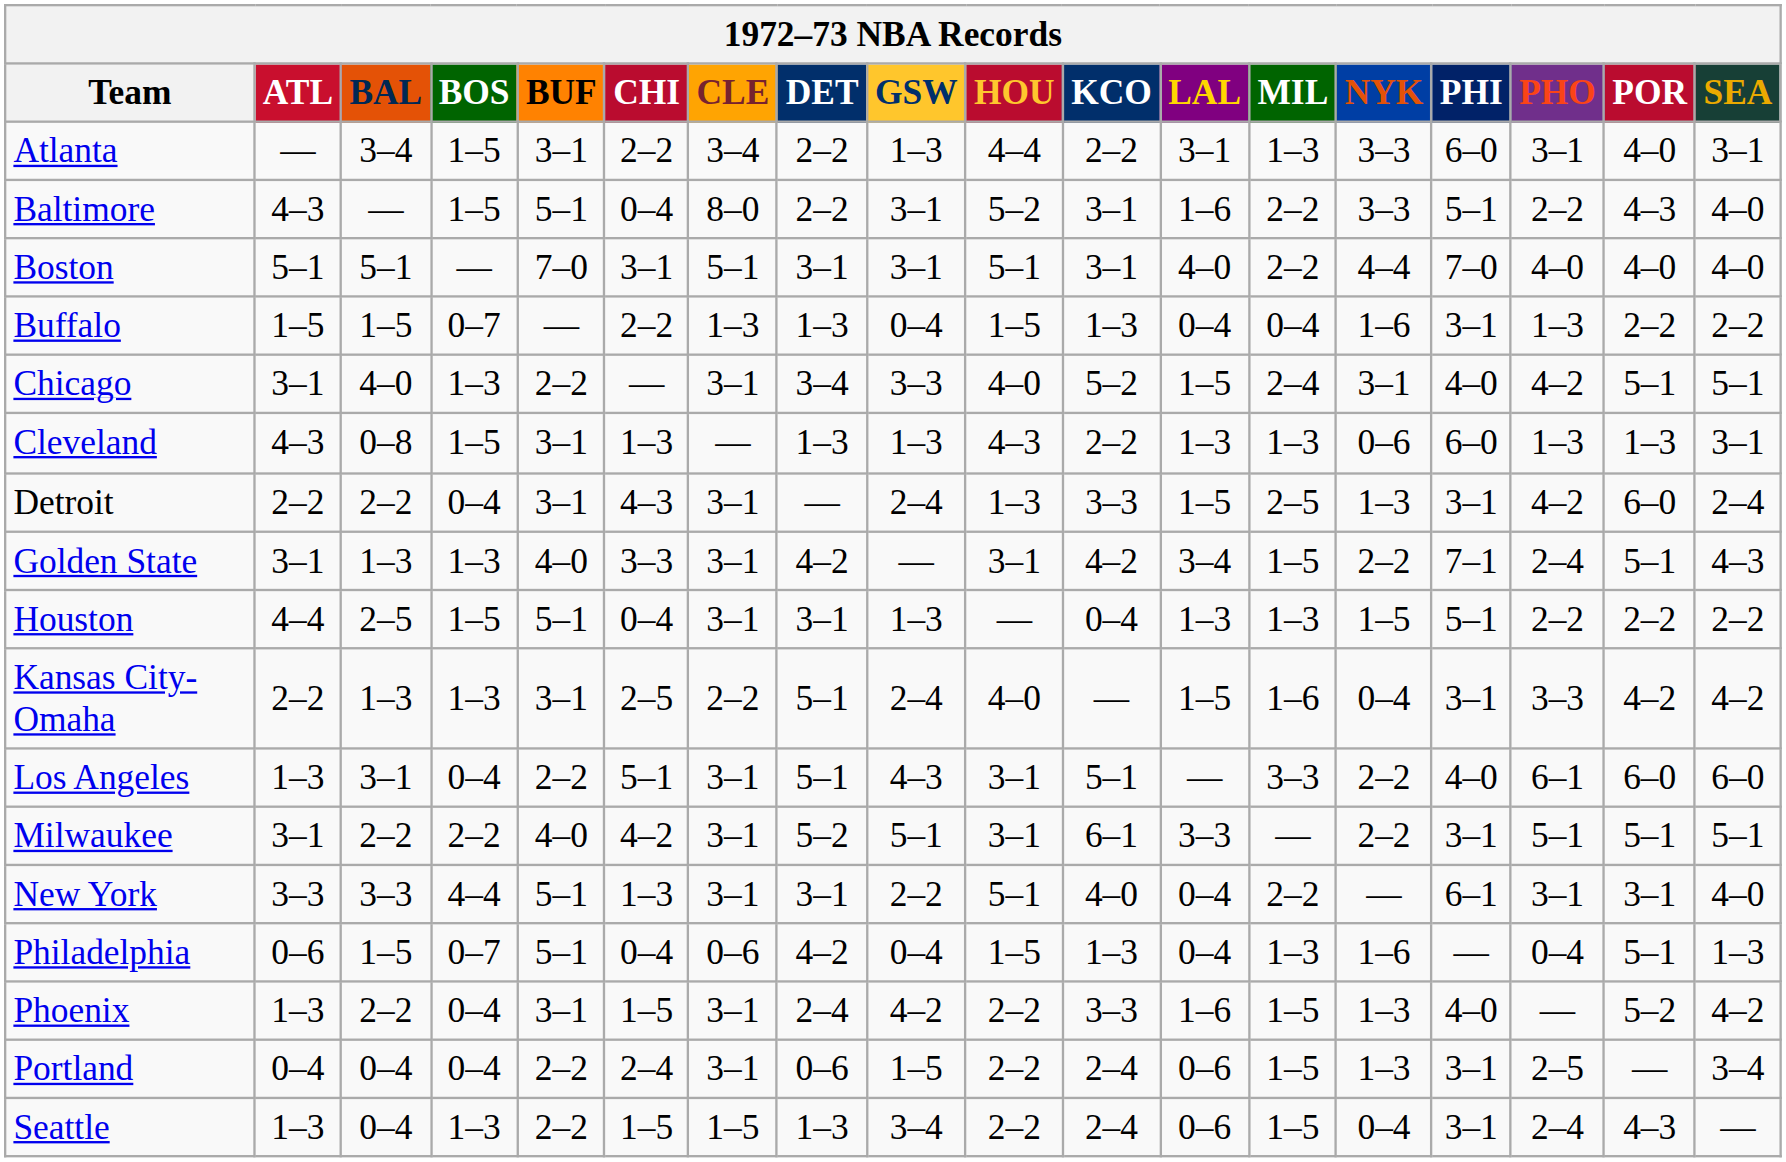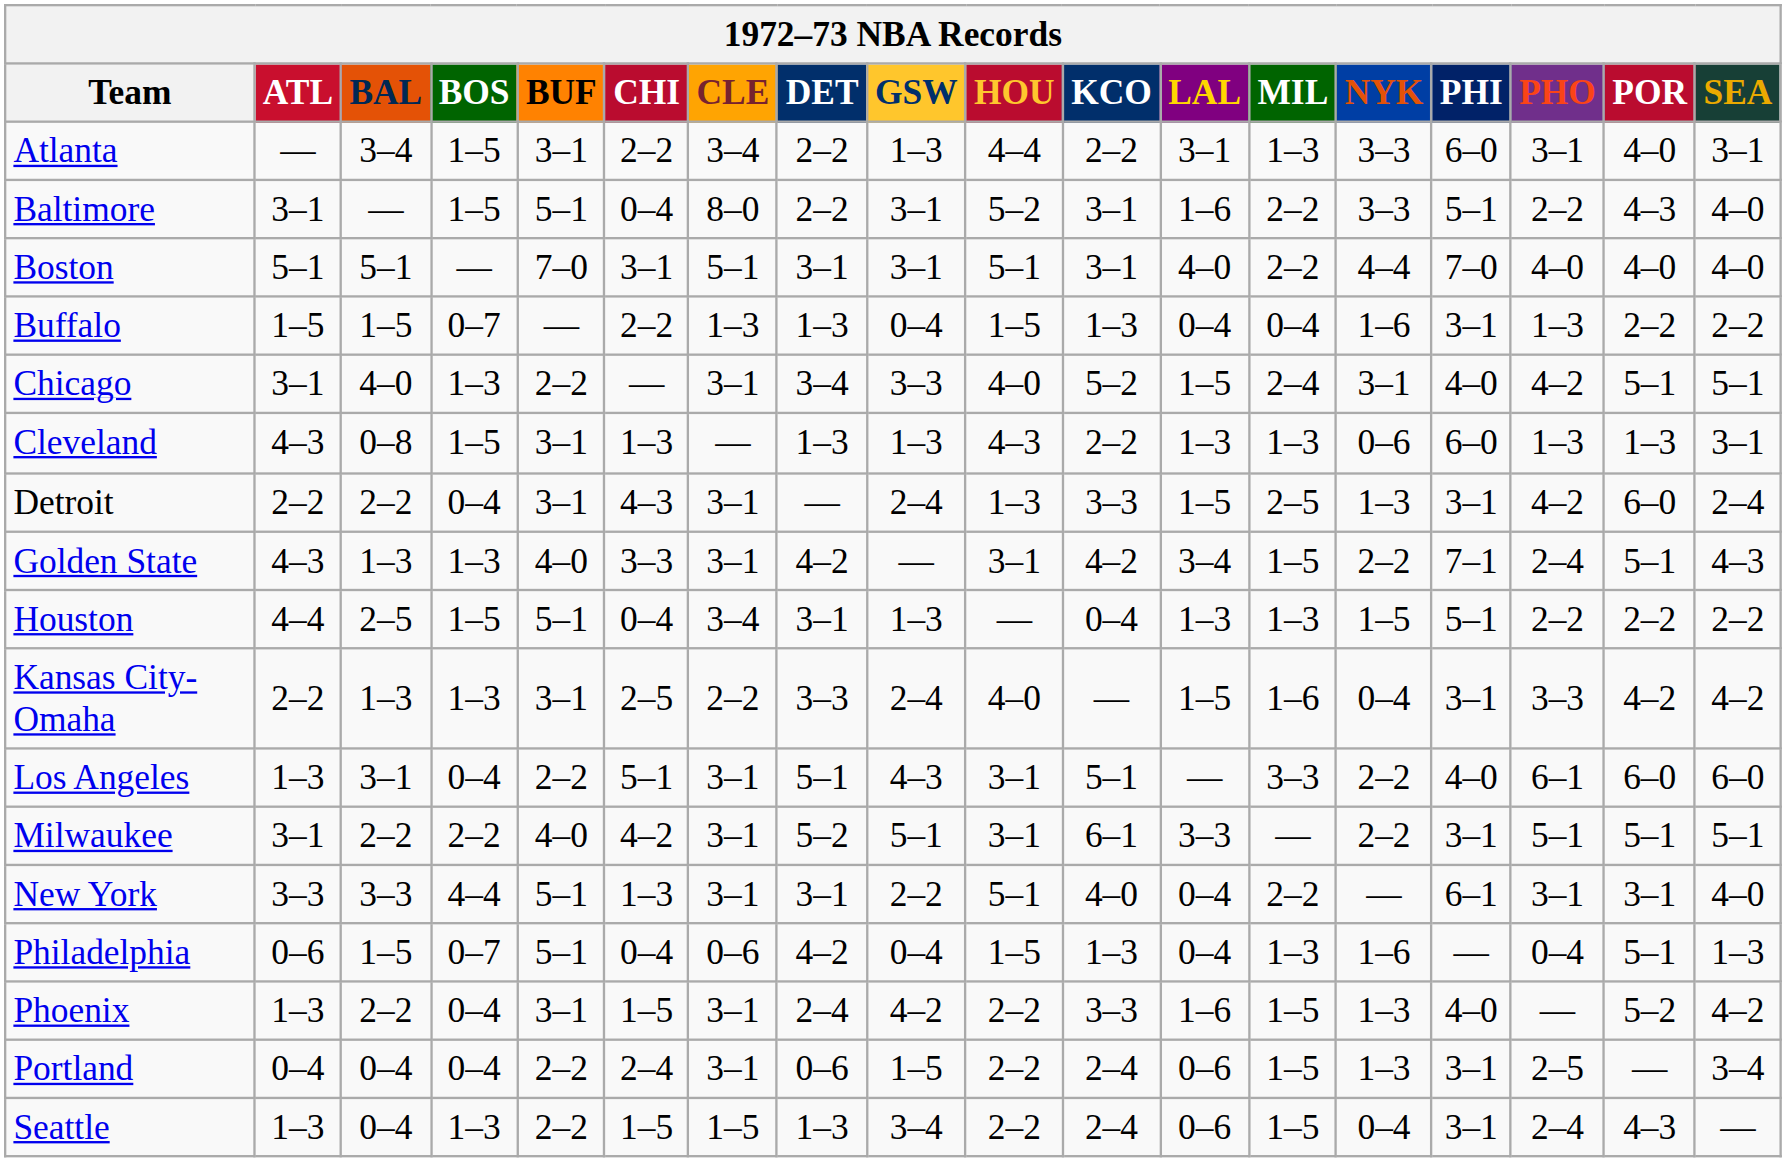(298, 209) 4–3 -> (298, 209) 3–1
(298, 559) 3–1 -> (298, 559) 4–3
(733, 617) 3–1 -> (733, 617) 3–4
(822, 697) 5–1 -> (822, 697) 3–3
